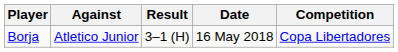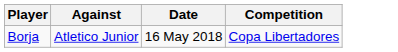- column: (167, 15)
